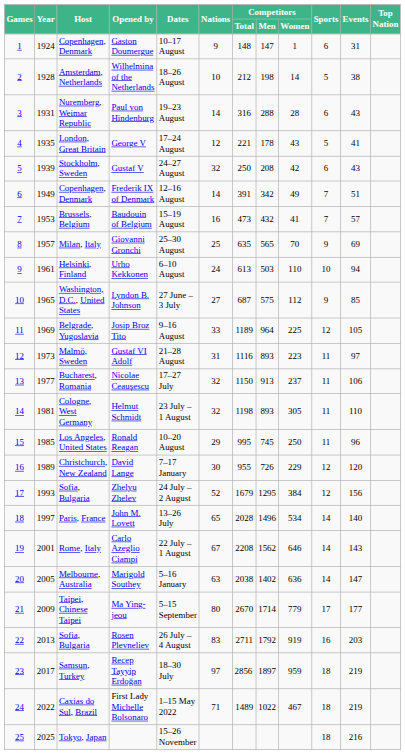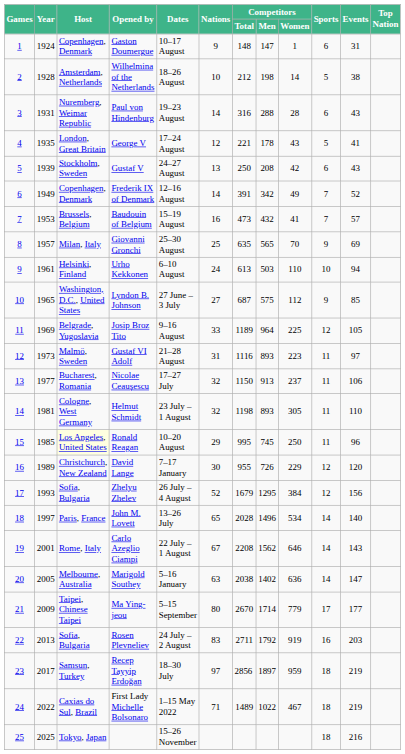(216, 169) 32 -> (216, 169) 13
(355, 194) 51 -> (355, 194) 52
(83, 442) no background -> (83, 442) lightyellow background
(175, 493) 24 July – 2 August -> (175, 493) 26 July – 4 August
(175, 640) 26 July – 4 August -> (175, 640) 24 July – 2 August
